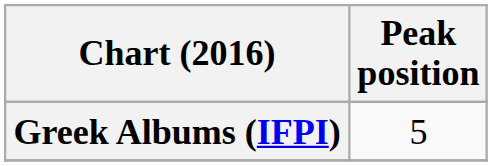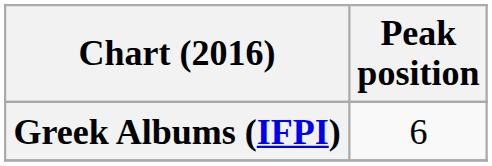(418, 130) 5 -> (418, 130) 6
